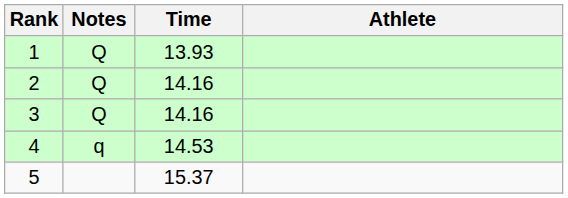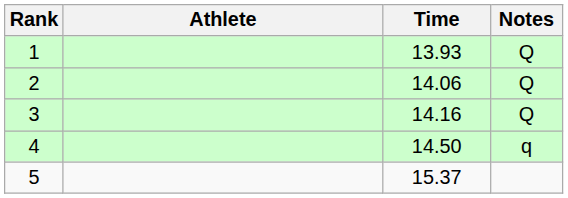columns swapped: (402, 20) <-> (99, 20)
(189, 83) 14.16 -> (437, 83) 14.06
(189, 146) 14.53 -> (437, 146) 14.50
